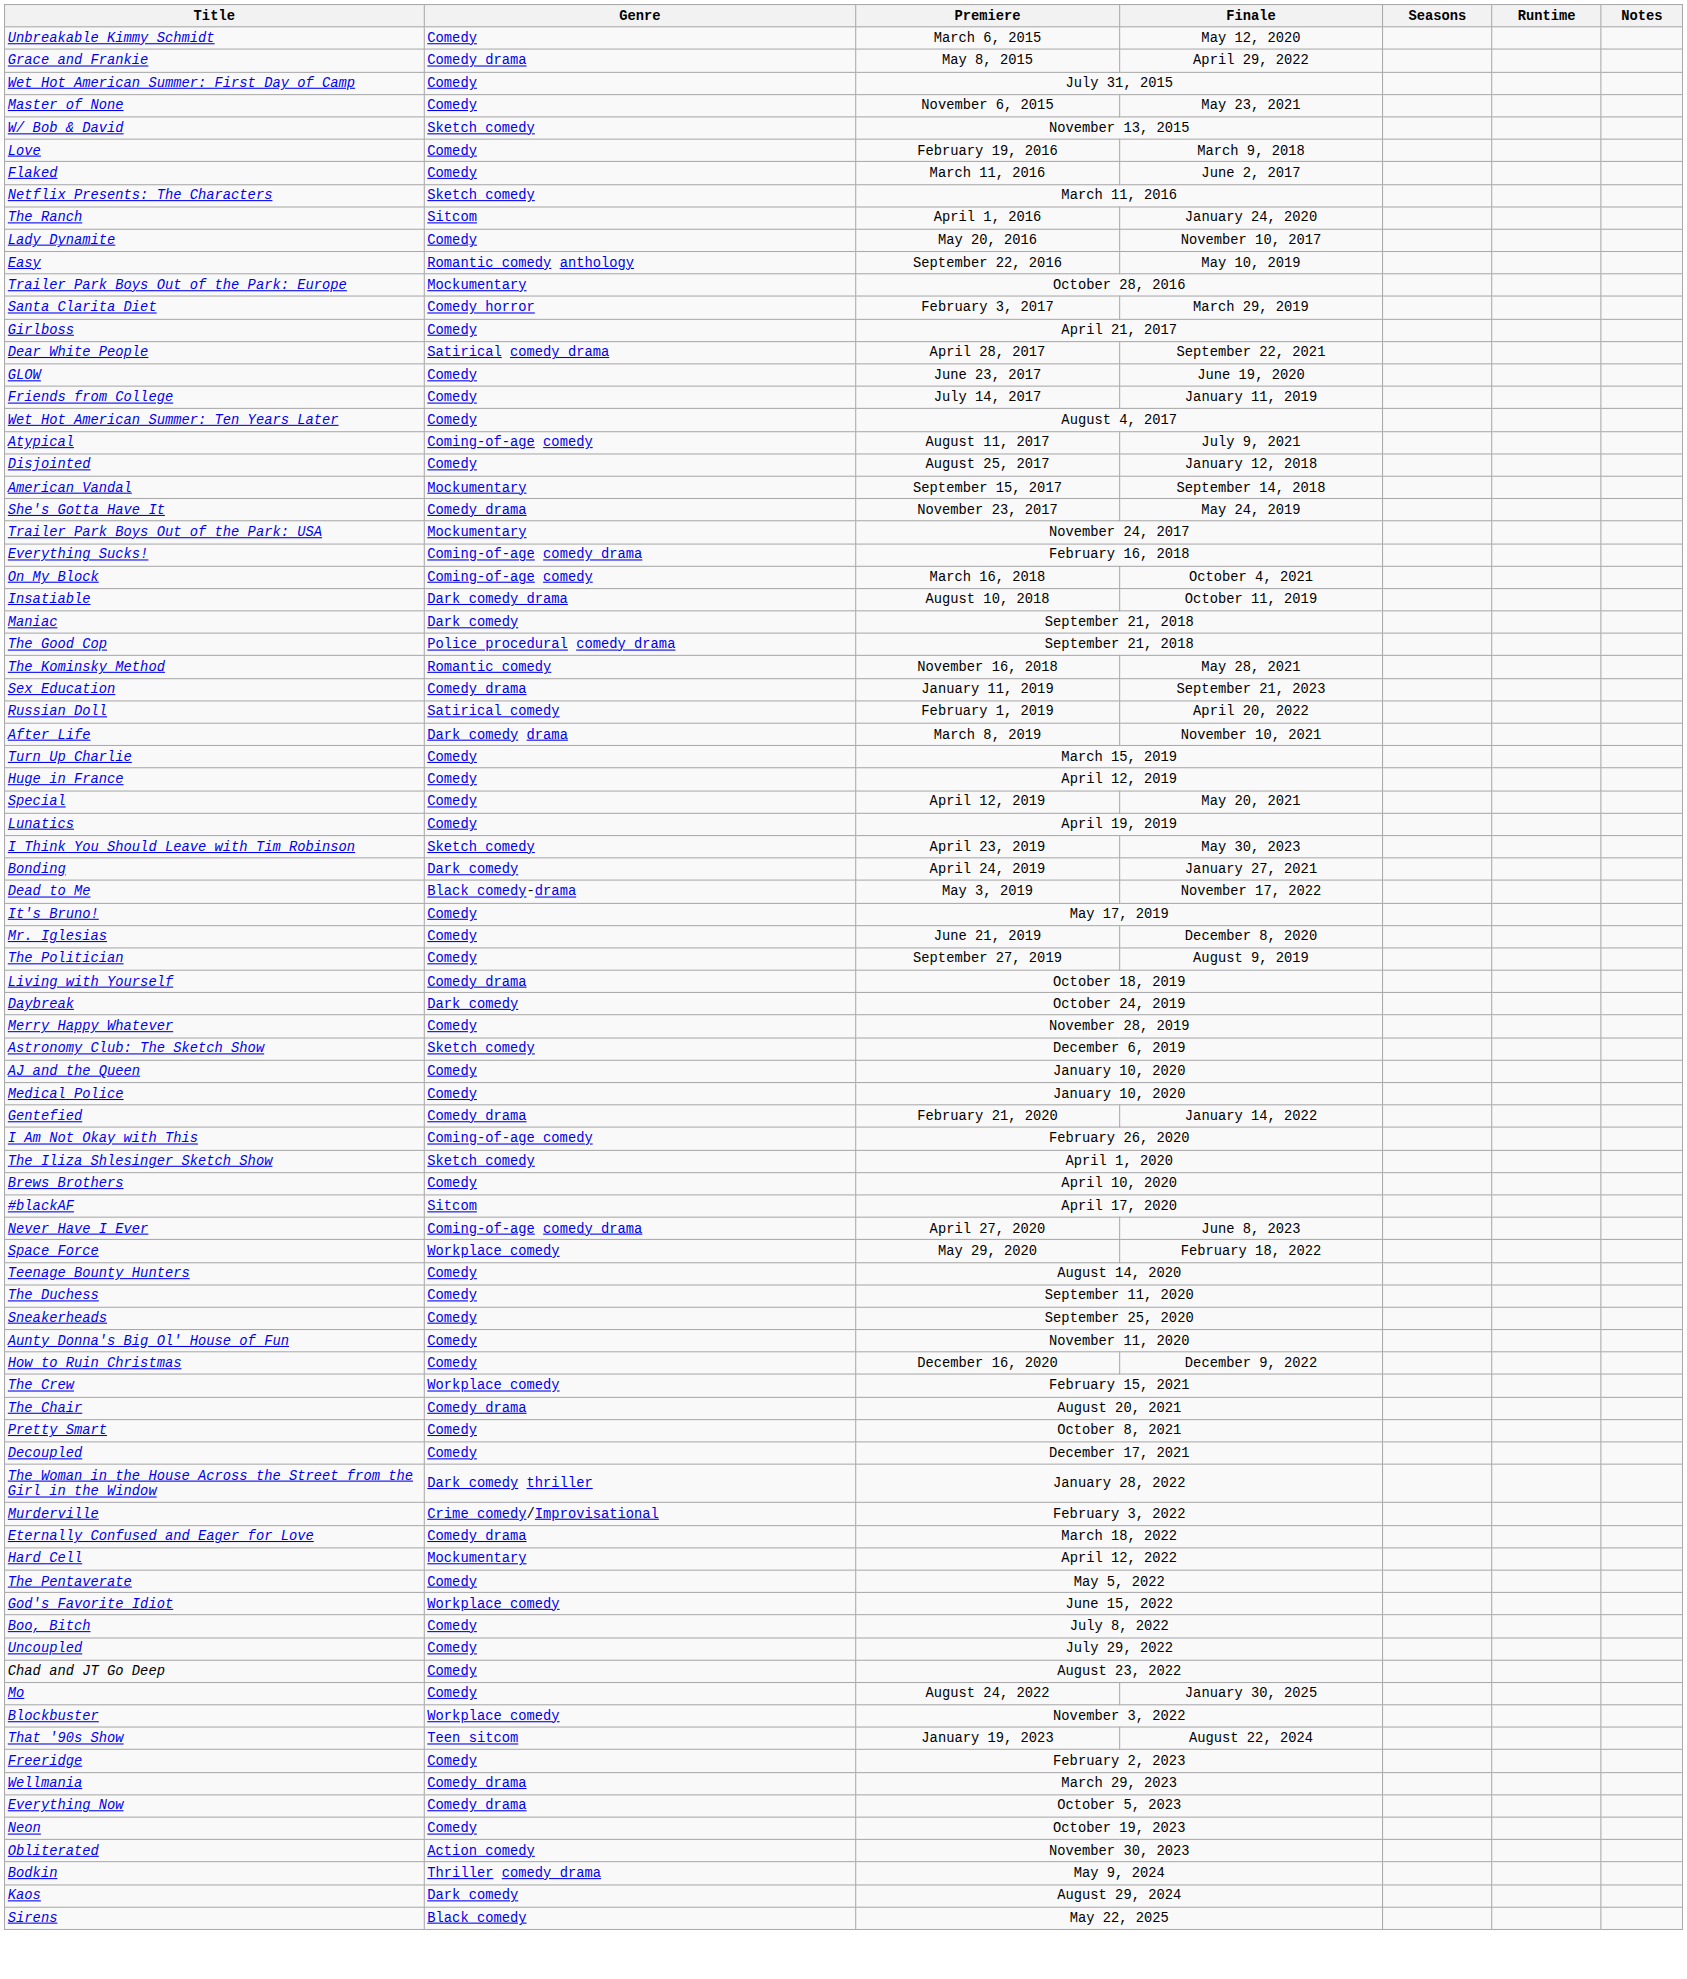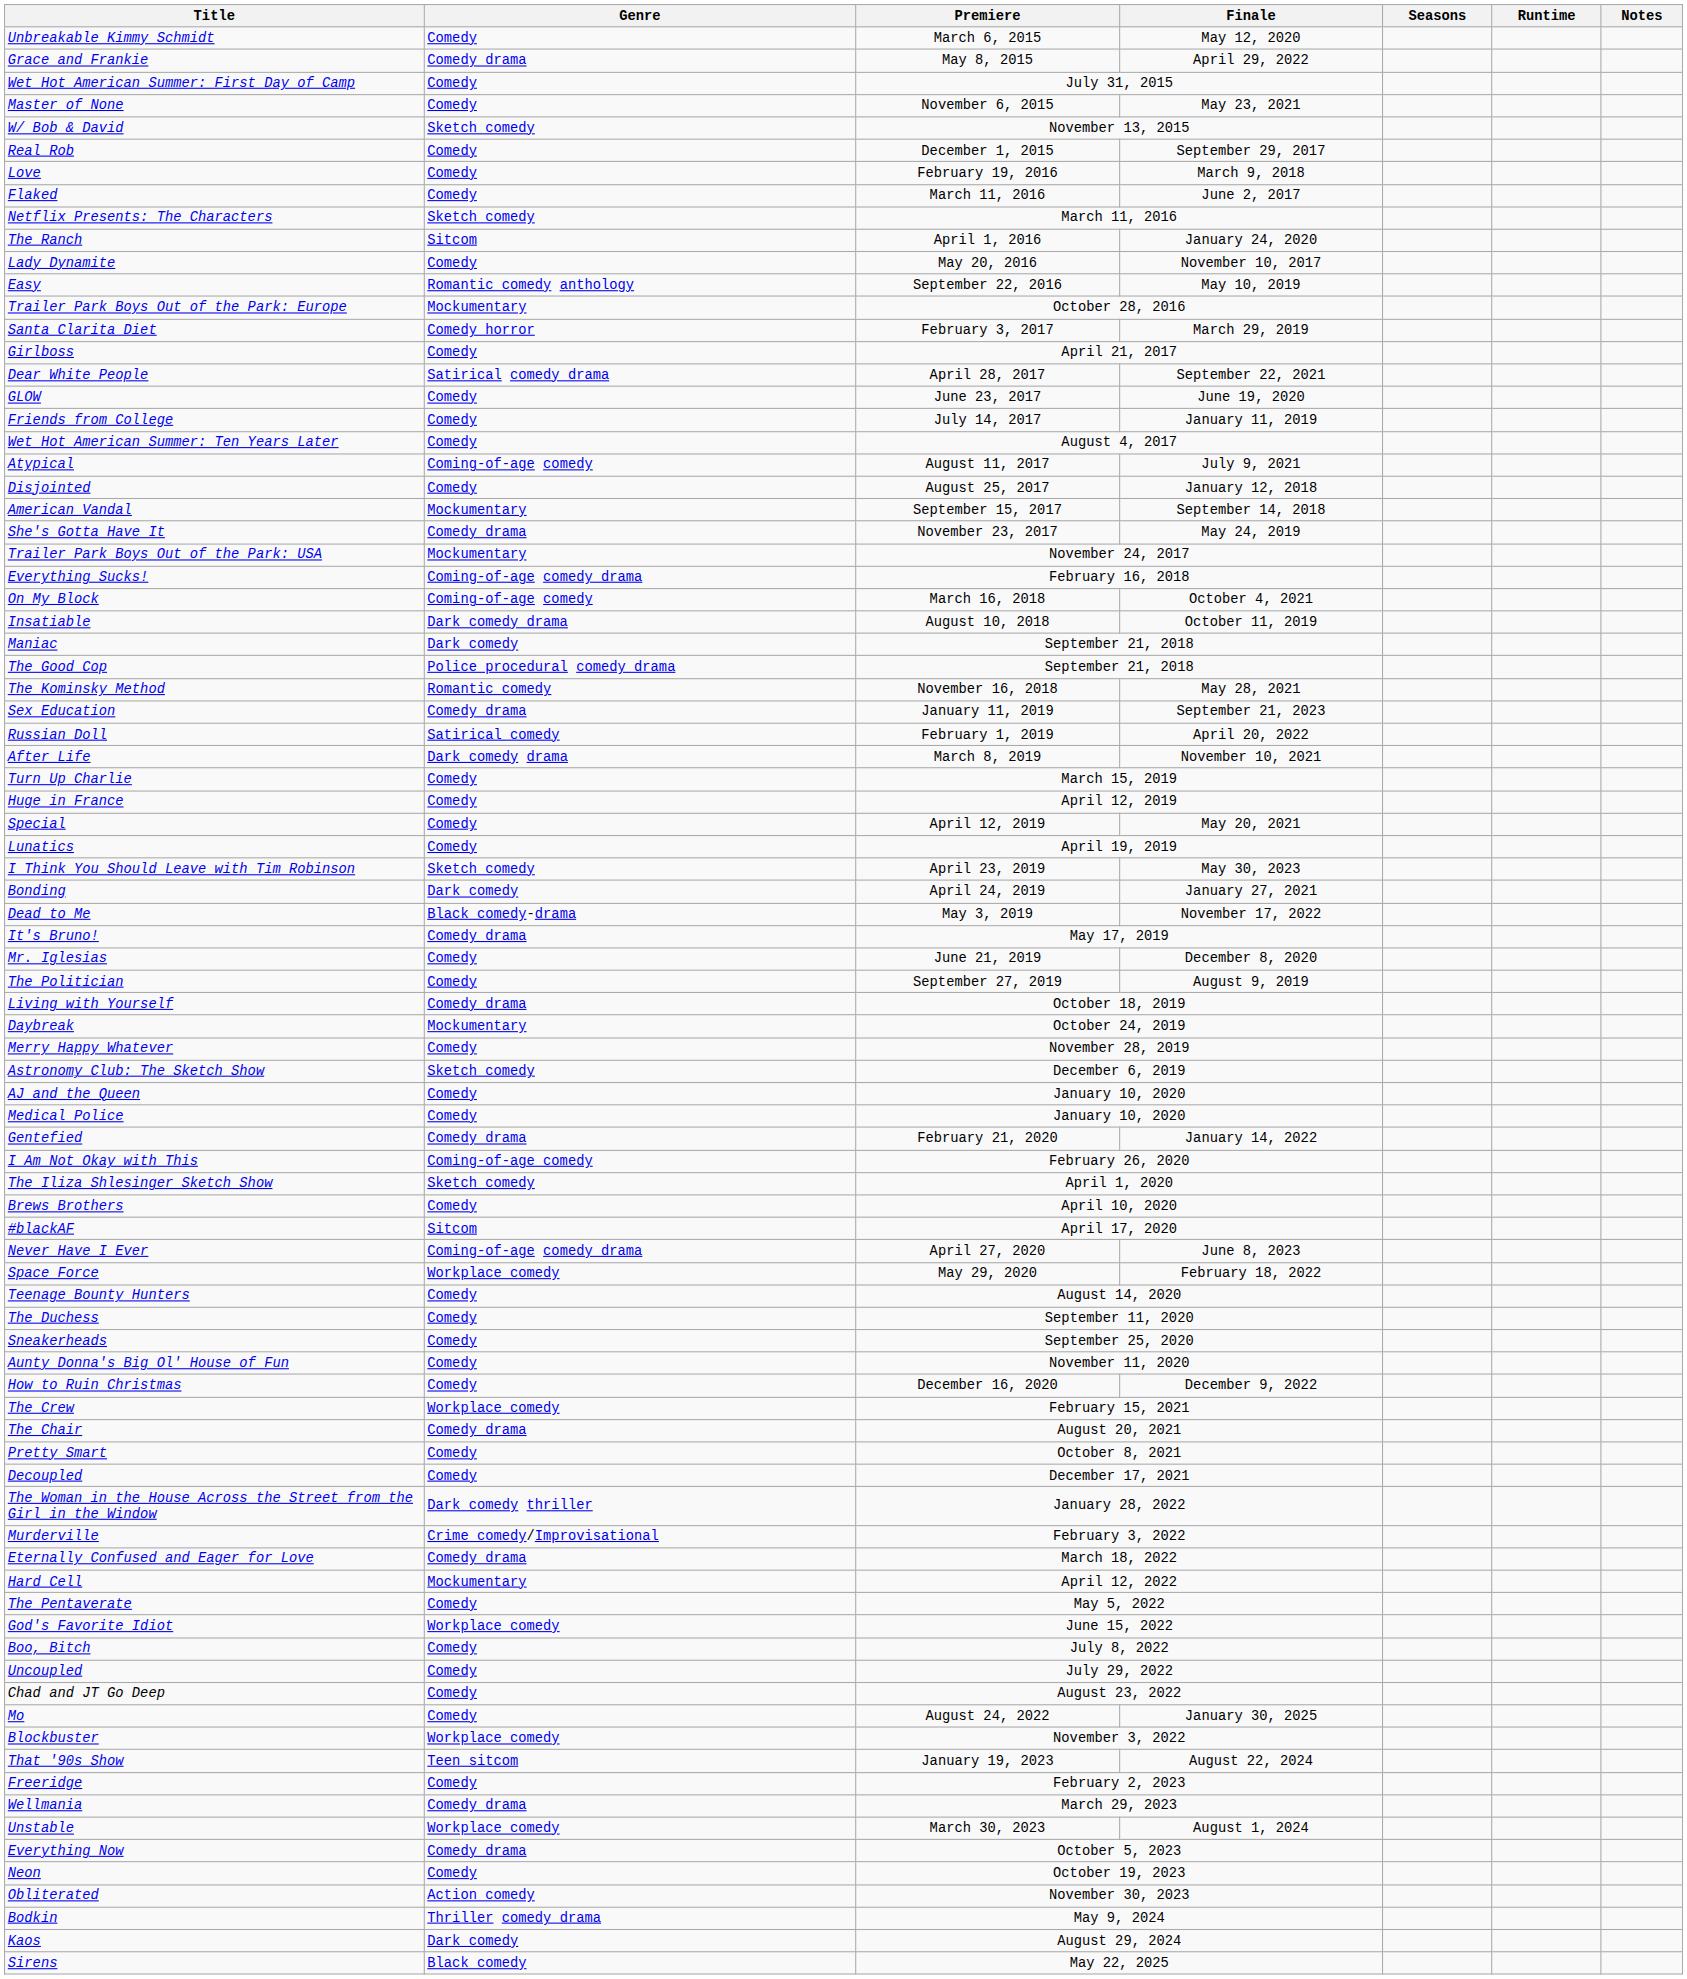+ row: (41, 151)
(452, 914) Comedy -> (477, 937) Comedy drama
(473, 1004) Dark comedy -> (477, 1026) Mockumentary
+ row: (41, 1828)
